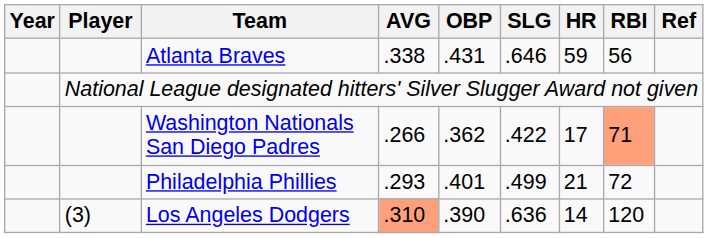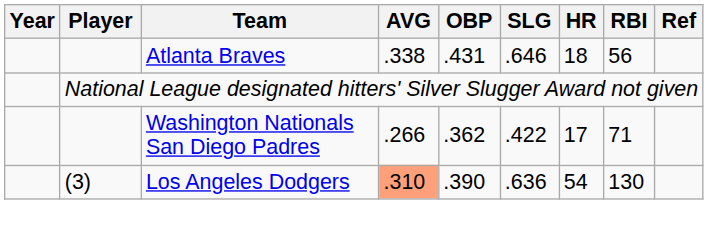(576, 55) 59 -> (576, 55) 18
(620, 135) lightsalmon background -> (620, 135) no background
- row: (241, 181)
(576, 215) 14 -> (576, 181) 54
(626, 215) 120 -> (626, 181) 130
